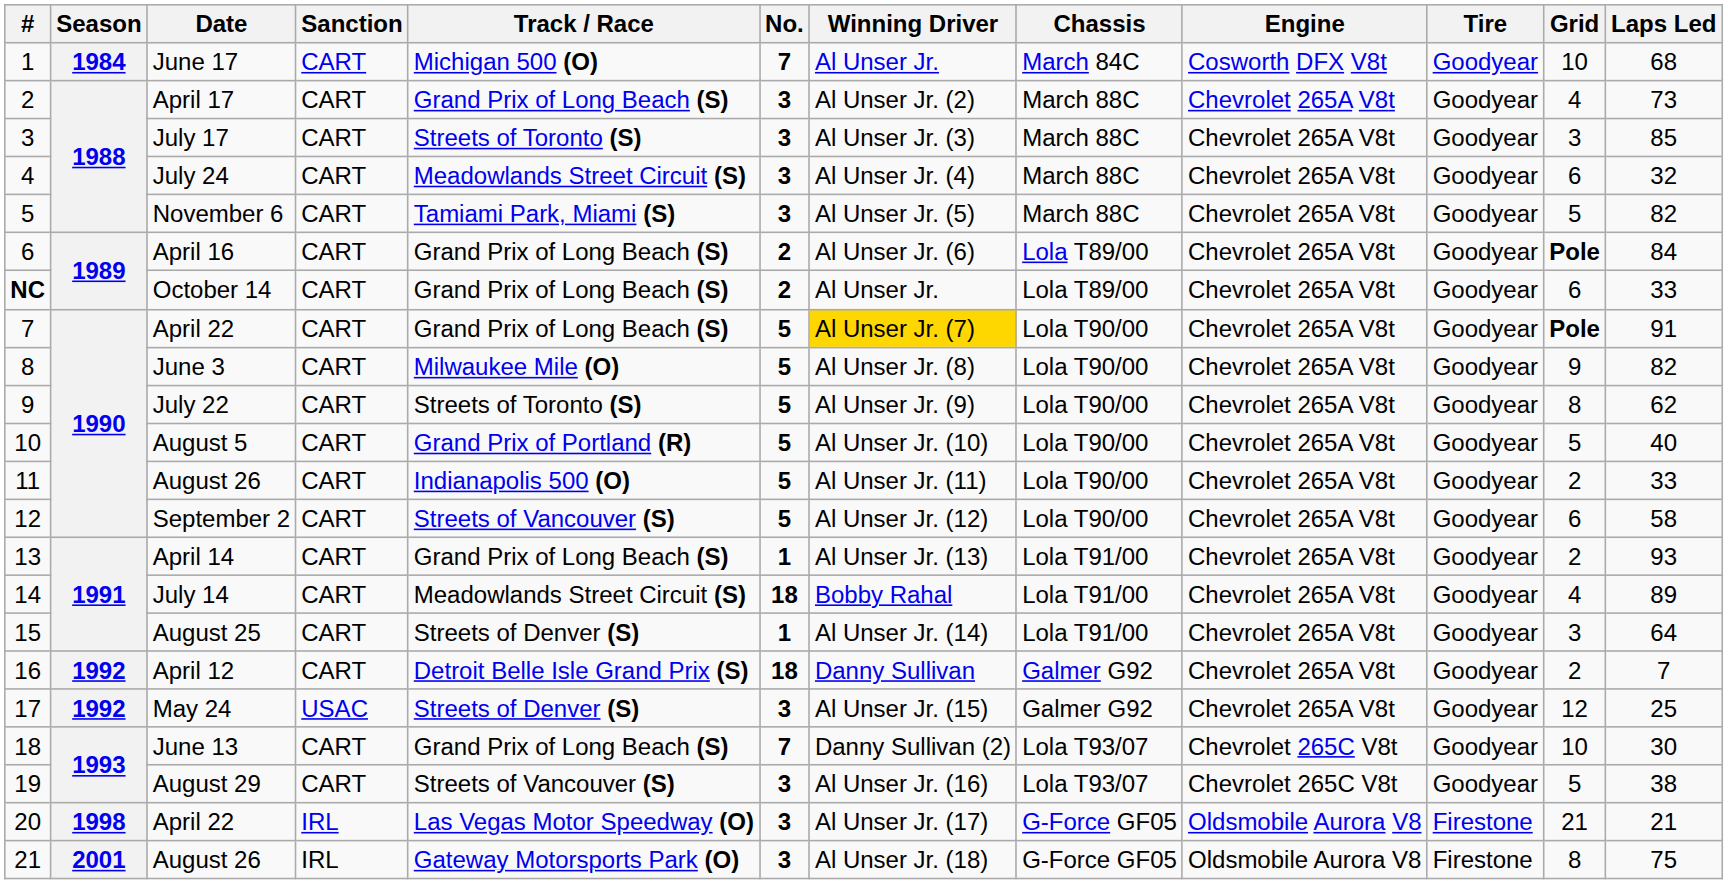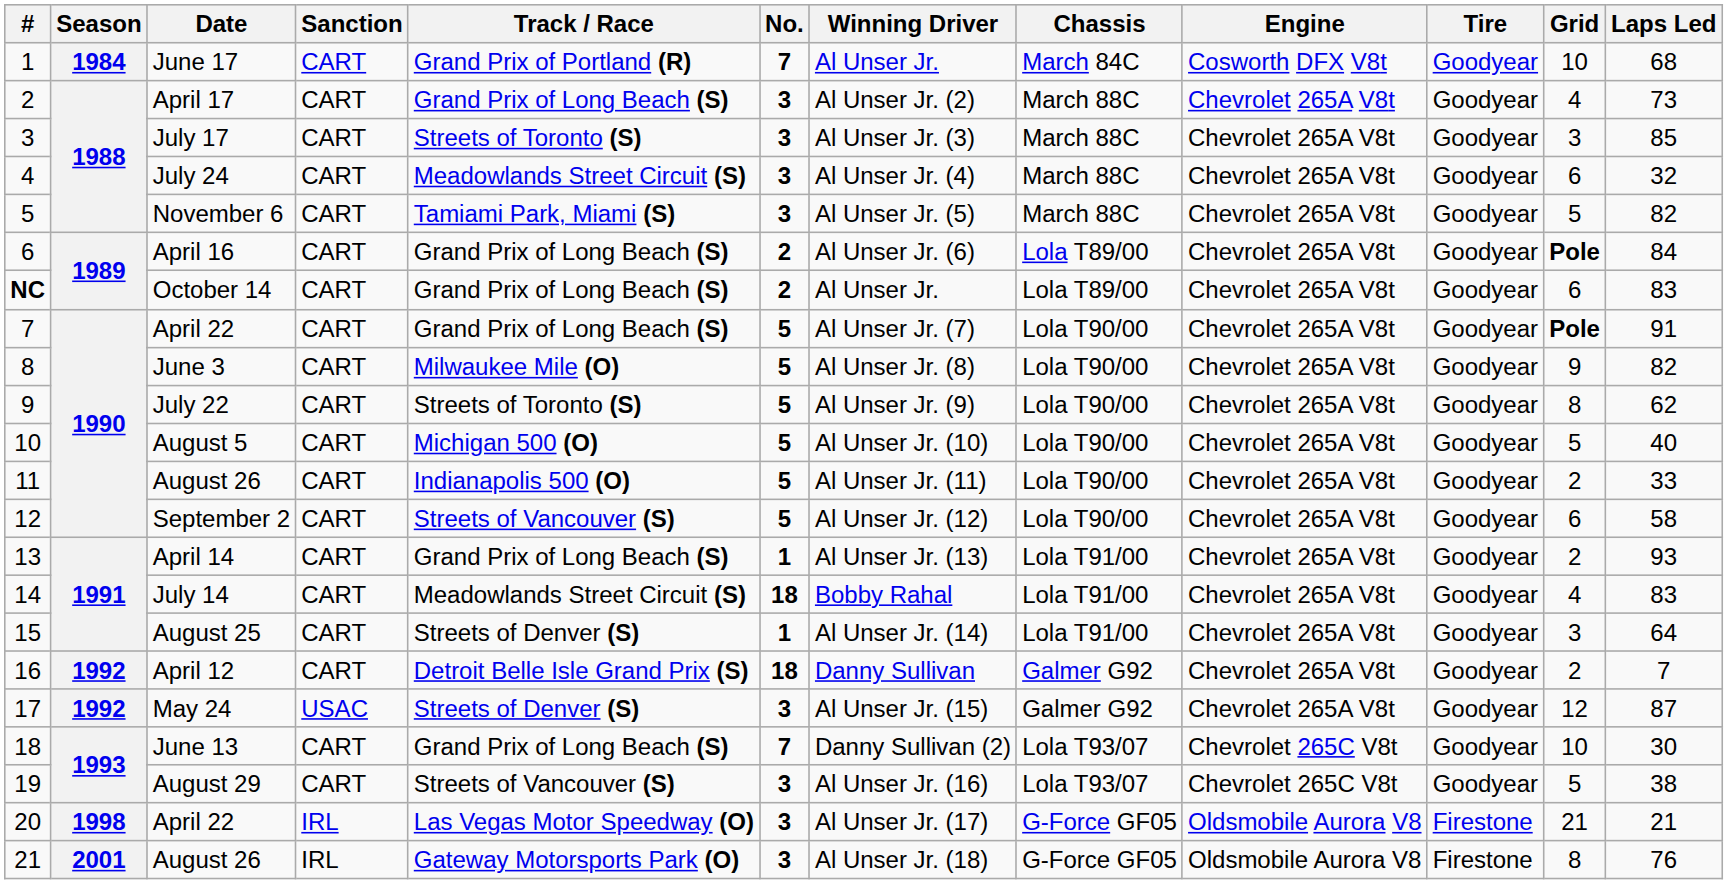(506, 62) Michigan 500 (O) -> (553, 62) Grand Prix of Portland (R)
(1664, 290) 33 -> (1664, 290) 83
(895, 328) gold background -> (895, 328) no background
(553, 442) Grand Prix of Portland (R) -> (506, 442) Michigan 500 (O)
(1664, 594) 89 -> (1664, 594) 83
(1664, 708) 25 -> (1664, 708) 87
(1664, 860) 75 -> (1664, 860) 76
